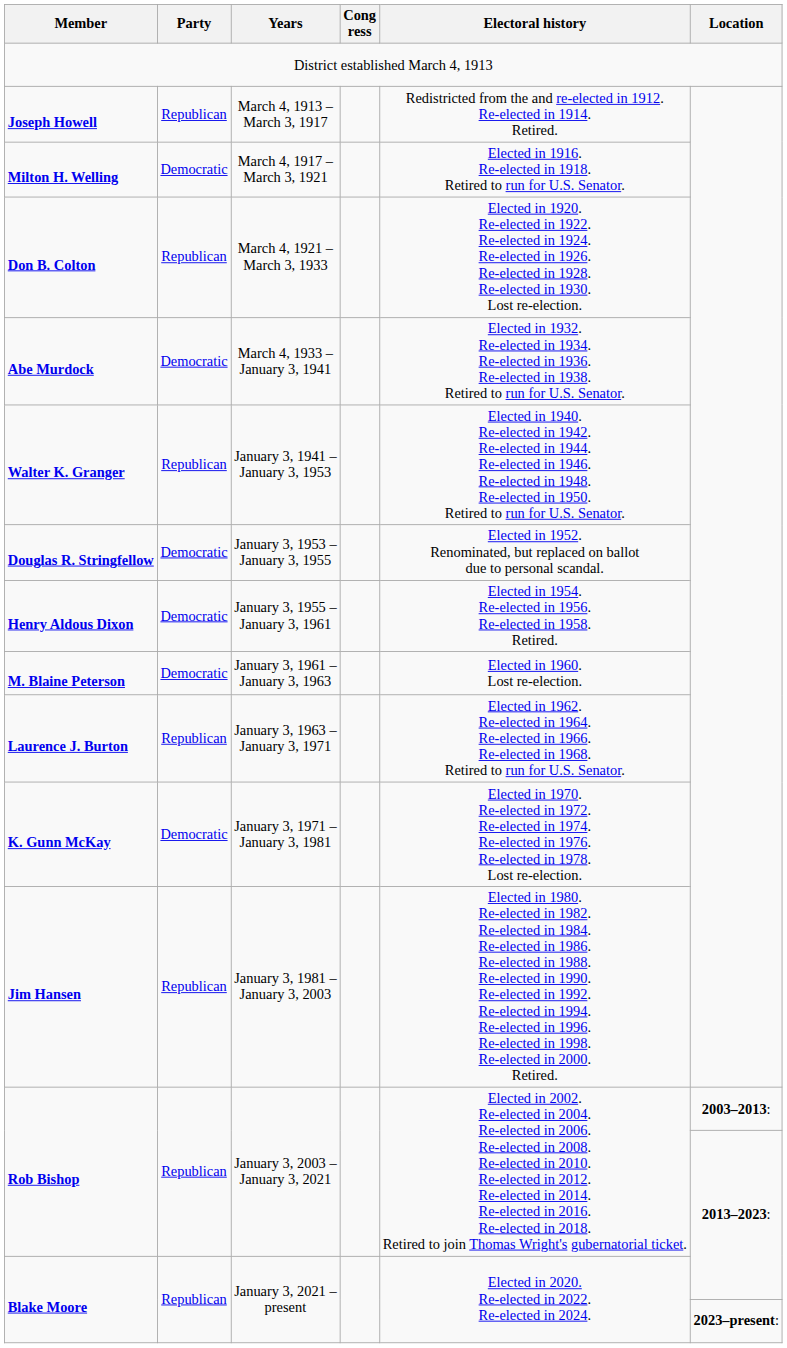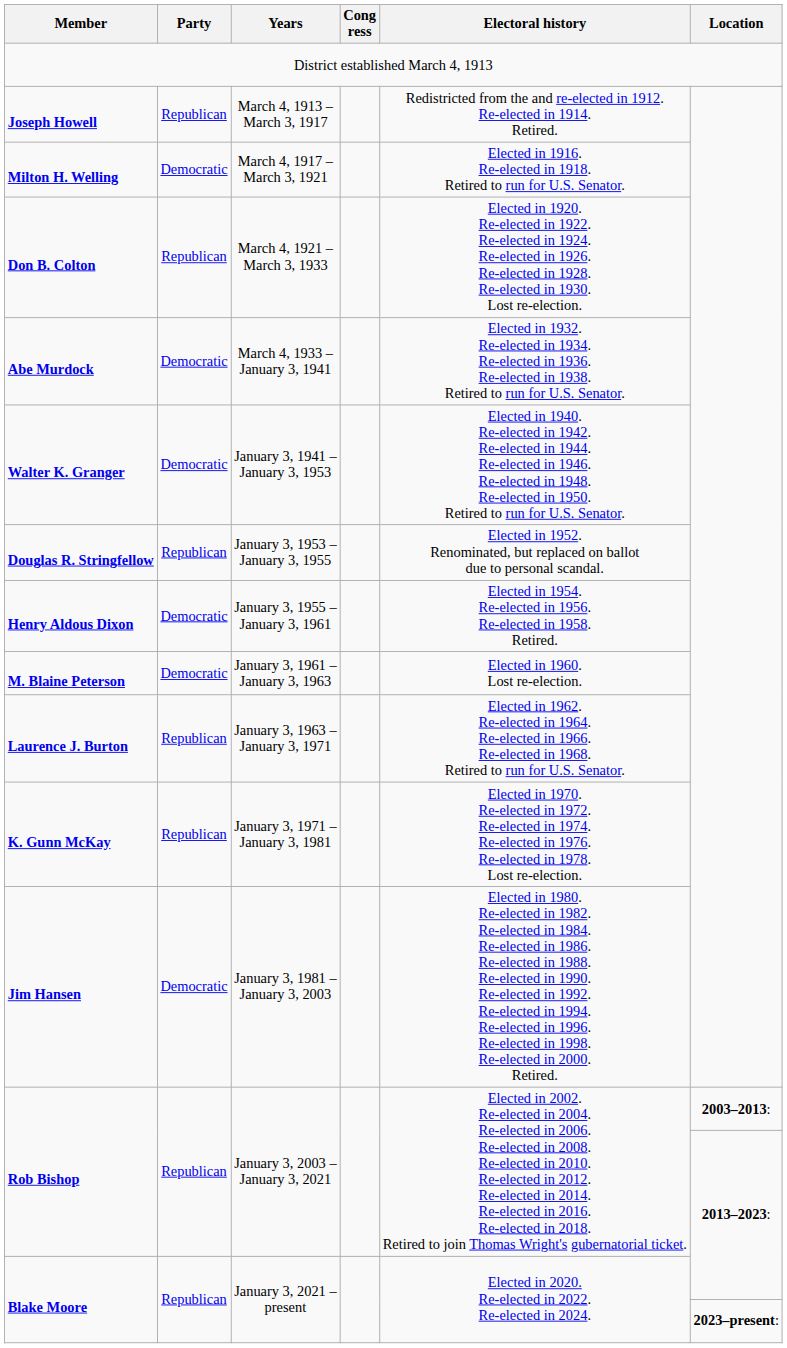(194, 464) Republican -> (194, 464) Democratic
(194, 552) Democratic -> (194, 552) Republican
(194, 834) Democratic -> (194, 834) Republican
(194, 986) Republican -> (194, 986) Democratic
